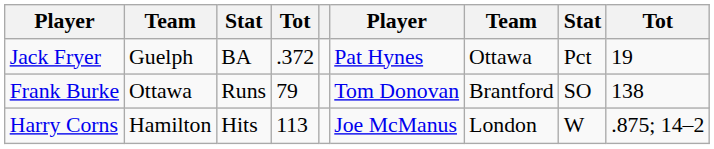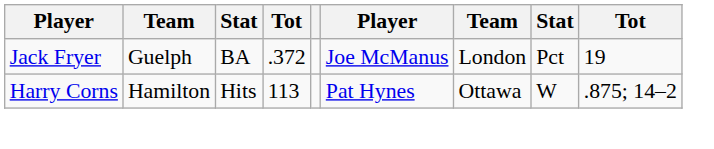(379, 56) Pat Hynes -> (387, 56) Joe McManus
(501, 56) Ottawa -> (492, 56) London
- row: (64, 90)
(396, 125) Joe McManus -> (370, 90) Pat Hynes
(503, 125) London -> (490, 90) Ottawa
